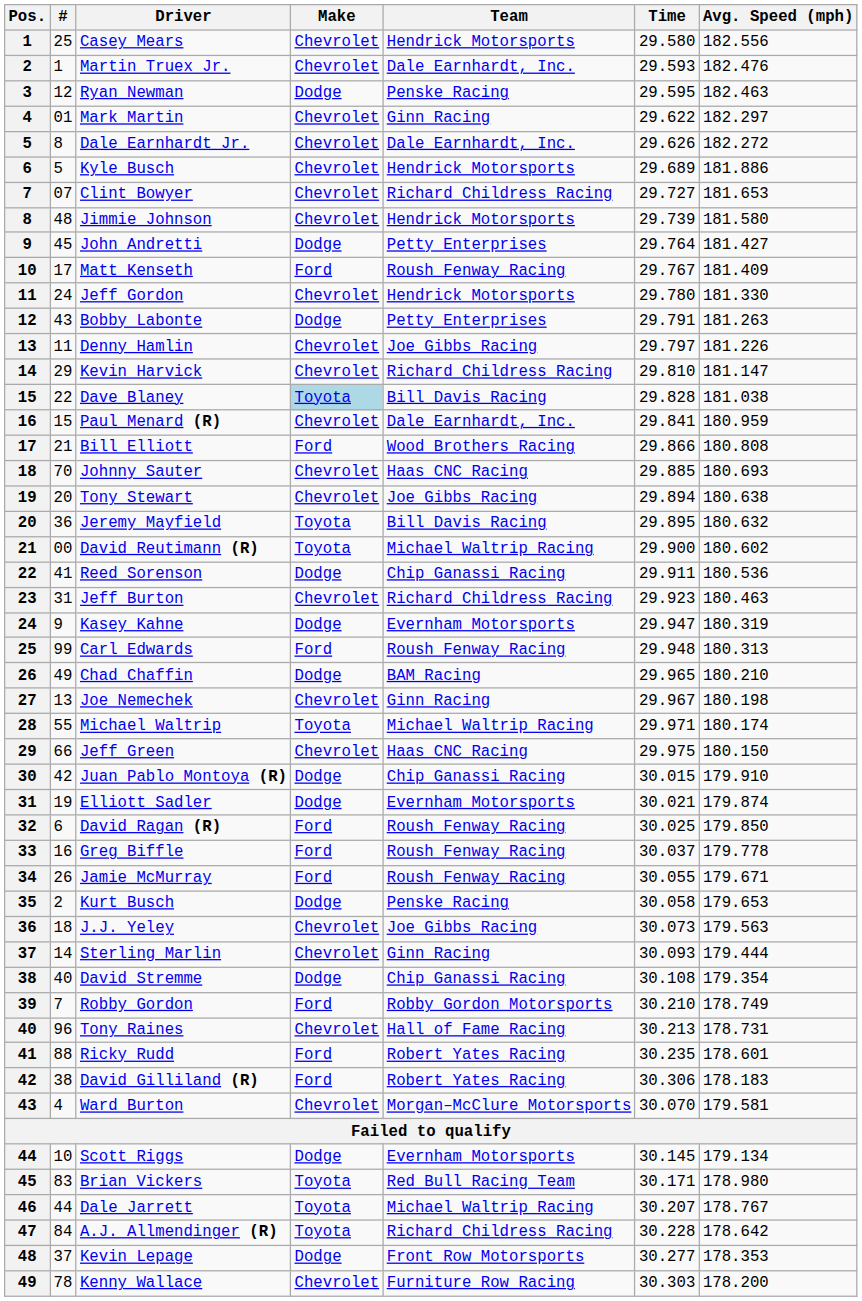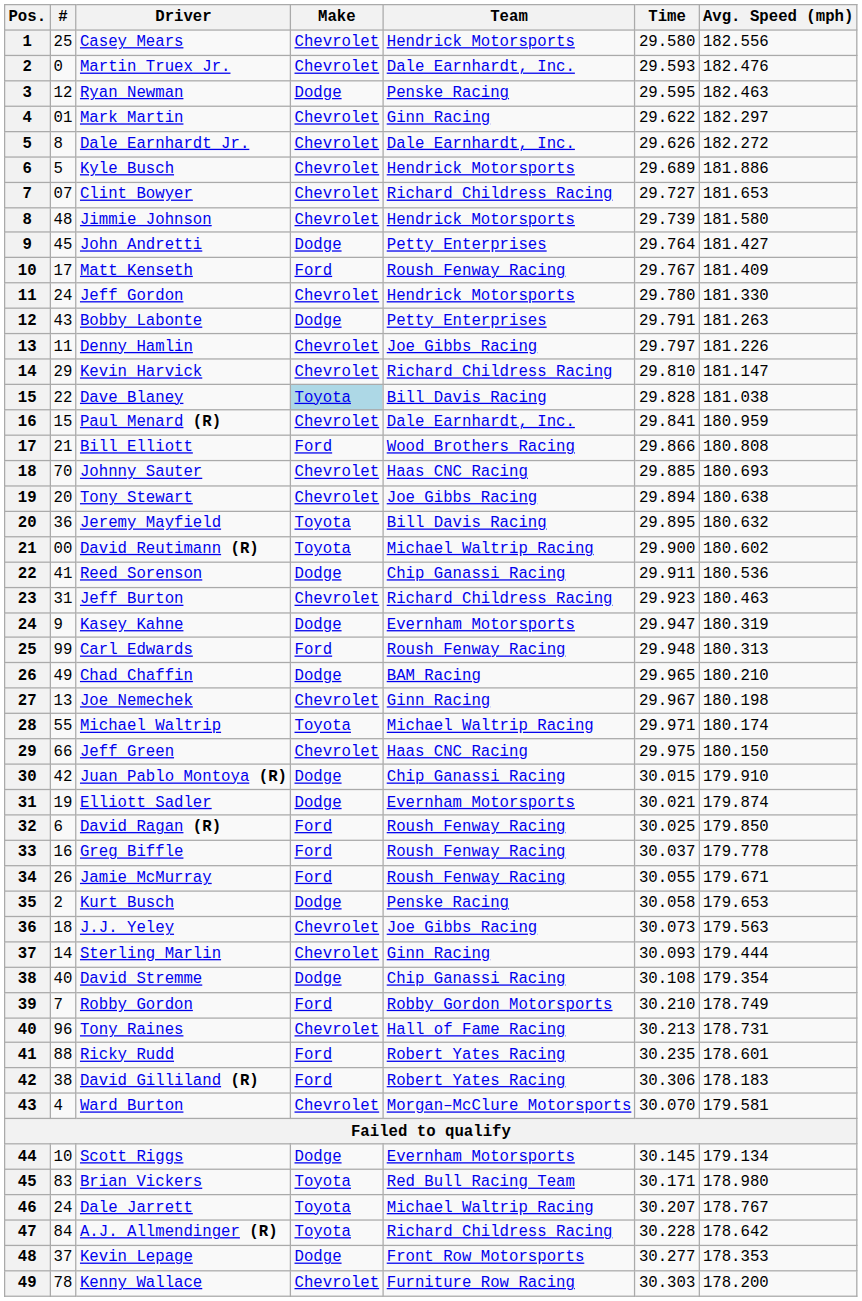(58, 68) 1 -> (58, 68) 0
(63, 1208) 44 -> (63, 1208) 24
